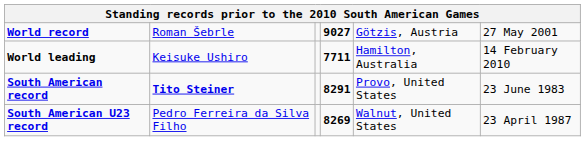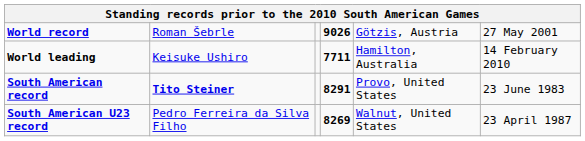(337, 32) 9027 -> (337, 32) 9026
